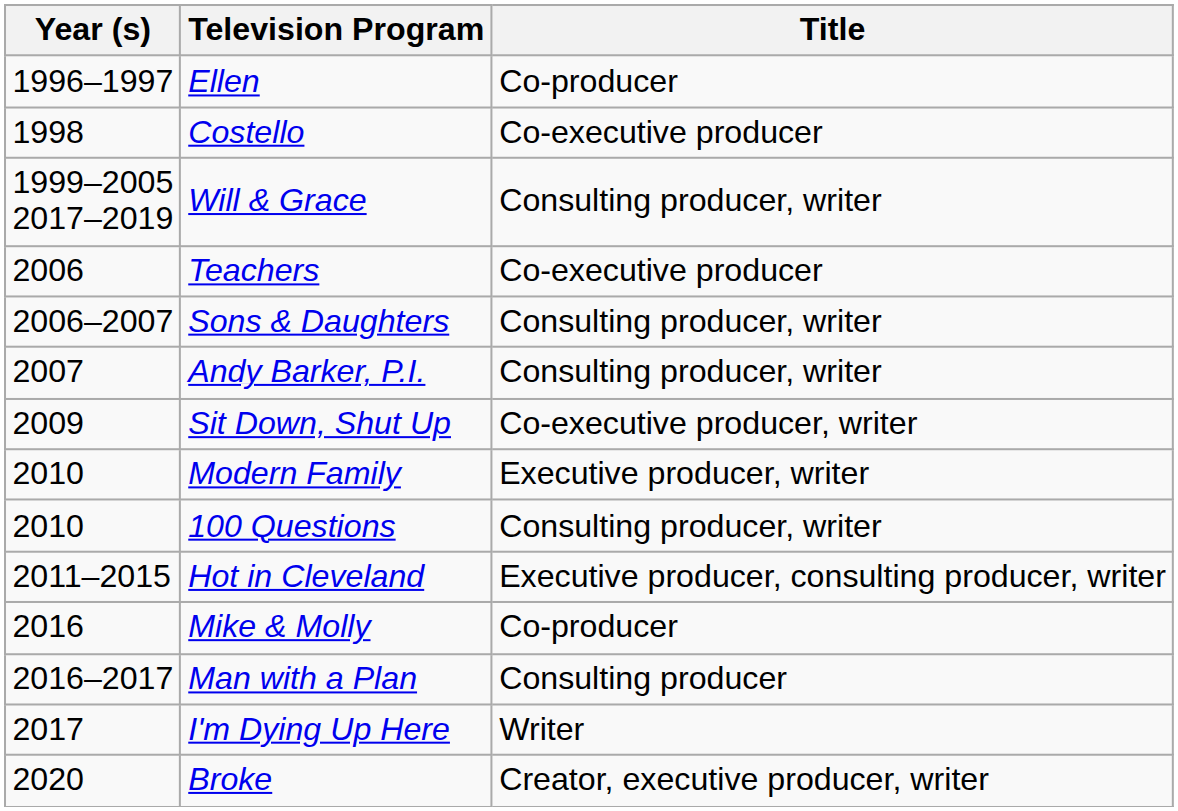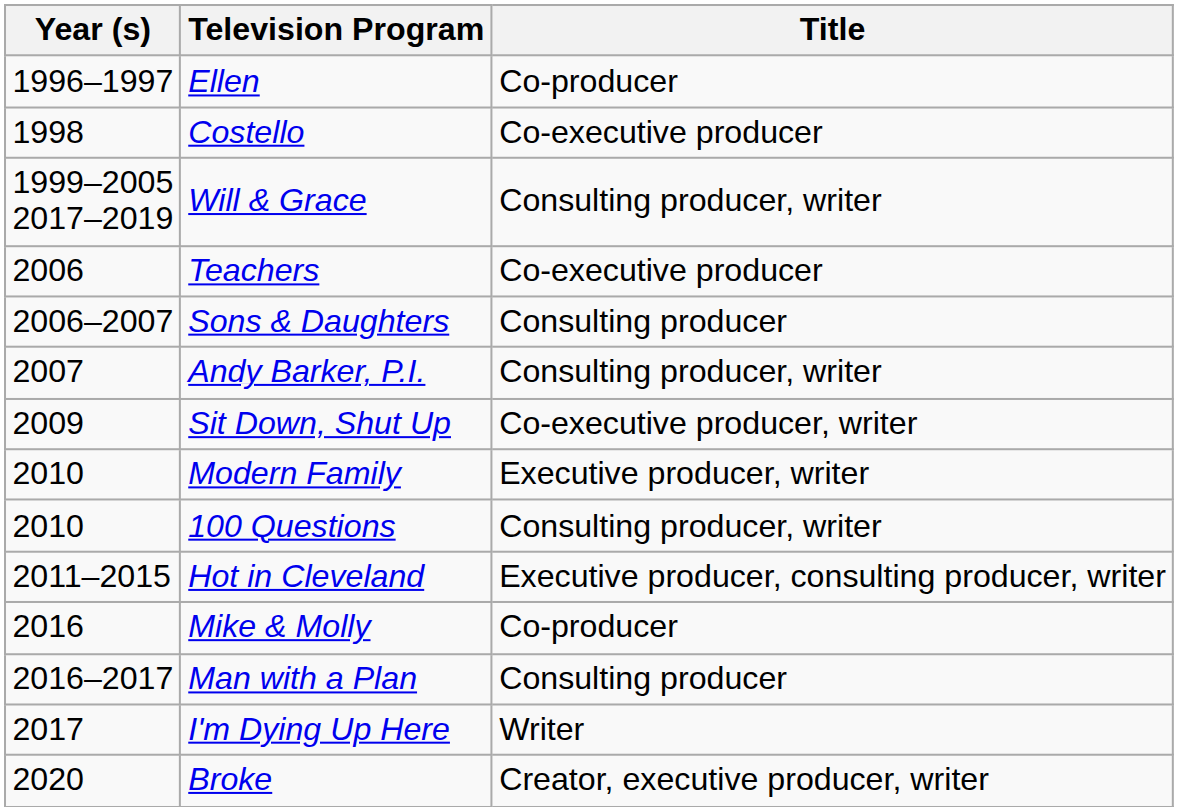(690, 321) Consulting producer, writer -> (643, 321) Consulting producer
